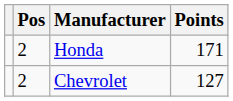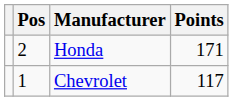(22, 81) 2 -> (22, 81) 1
(210, 81) 127 -> (210, 81) 117
